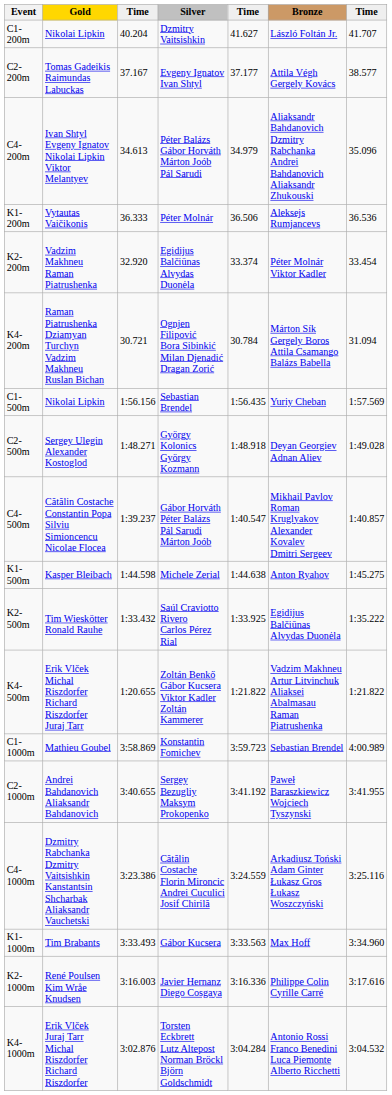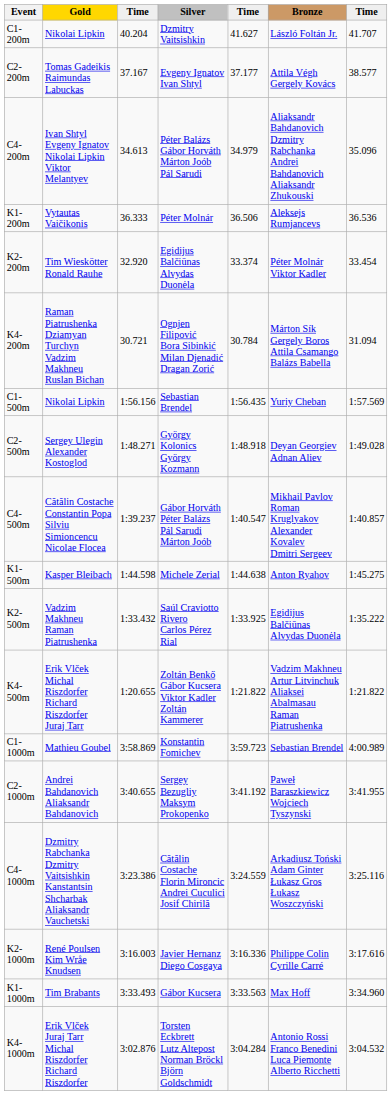(71, 268) Vadzim Makhneu Raman Piatrushenka -> (76, 268) Tim Wieskötter Ronald Rauhe
(76, 624) Tim Wieskötter Ronald Rauhe -> (71, 624) Vadzim Makhneu Raman Piatrushenka
rows swapped: (21, 943) <-> (21, 981)
